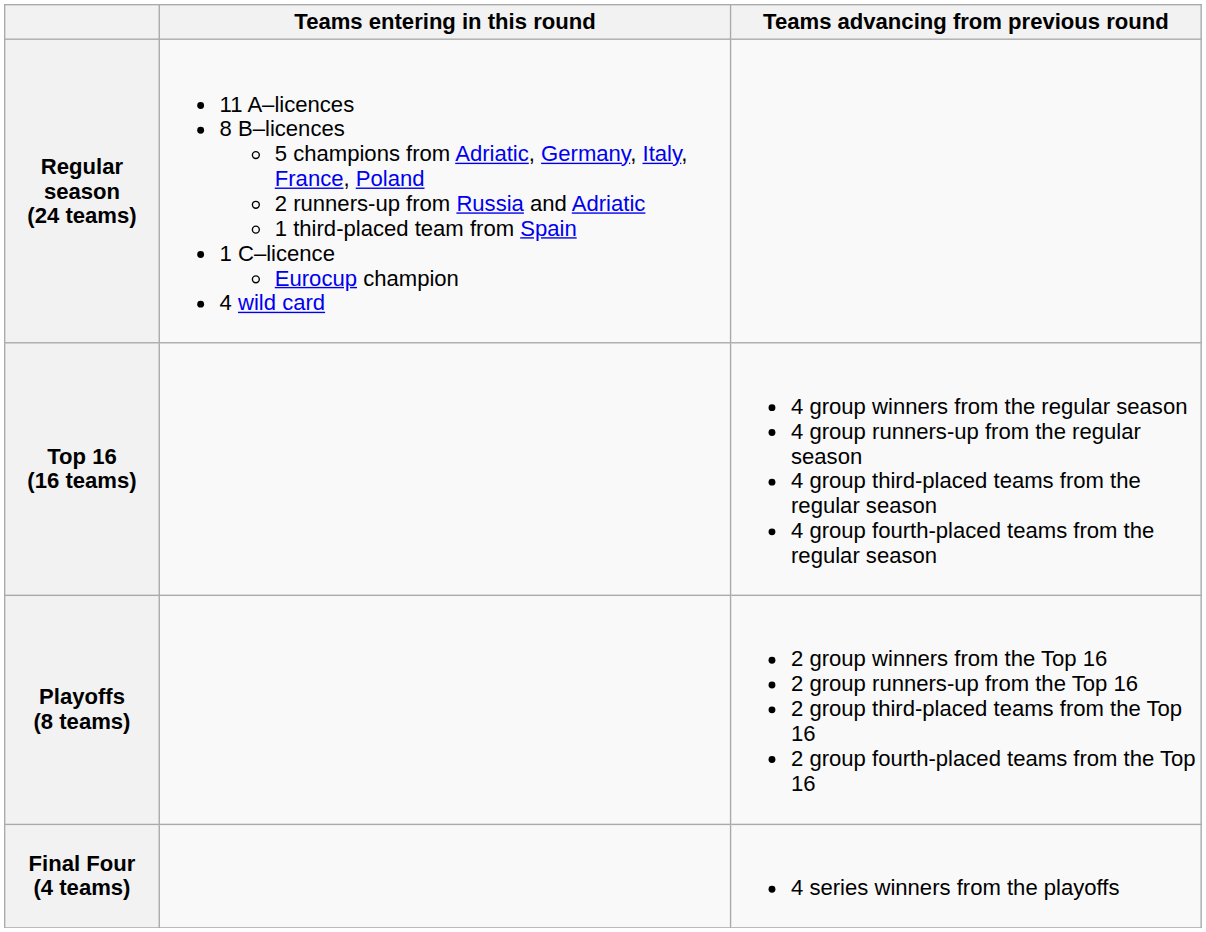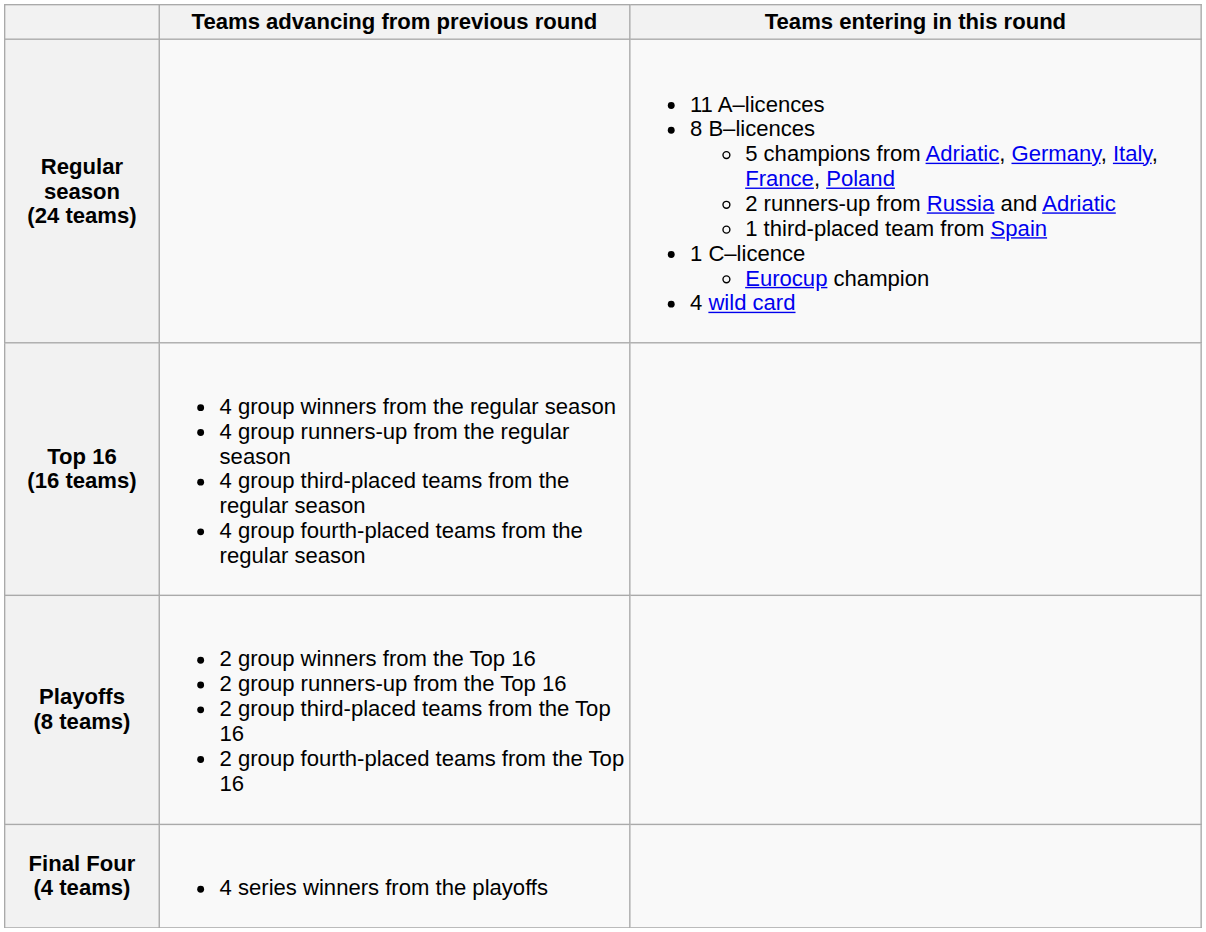columns swapped: (445, 22) <-> (966, 22)
